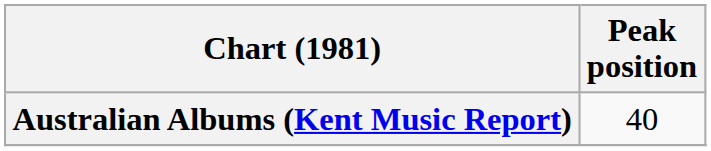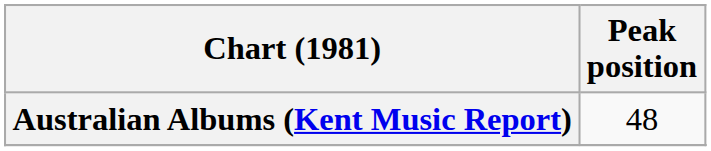(642, 118) 40 -> (642, 118) 48
